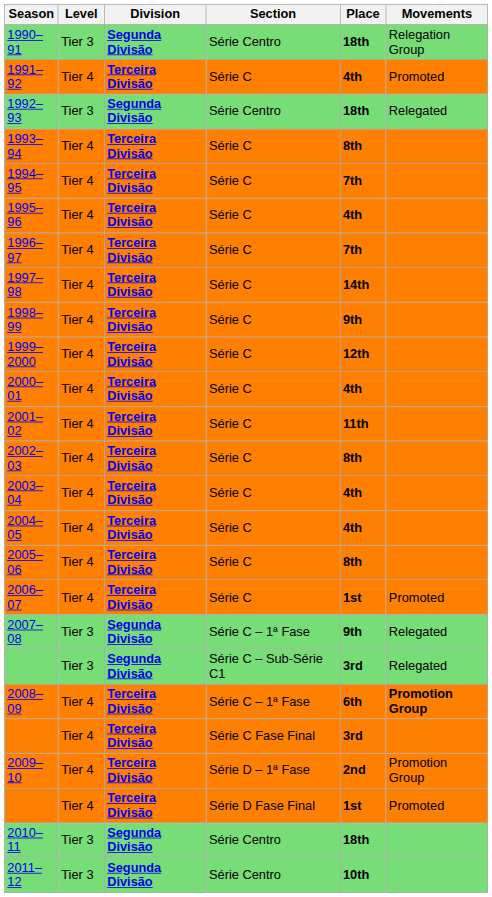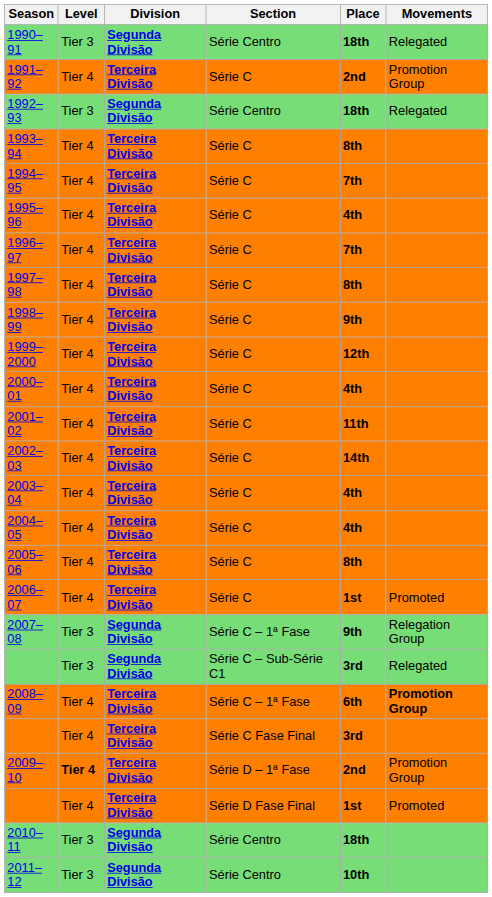(419, 42) Relegation Group -> (418, 42) Relegated
(353, 76) 4th -> (354, 76) 2nd
(417, 76) Promoted -> (418, 76) Promotion Group
(356, 285) 14th -> (353, 285) 8th
(353, 458) 8th -> (356, 458) 14th
(418, 632) Relegated -> (419, 632) Relegation Group
(77, 770) normal -> (78, 770) bold
